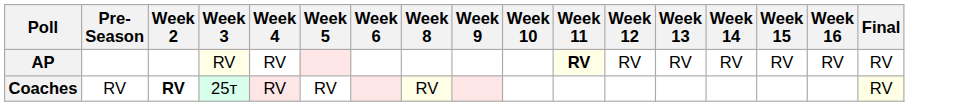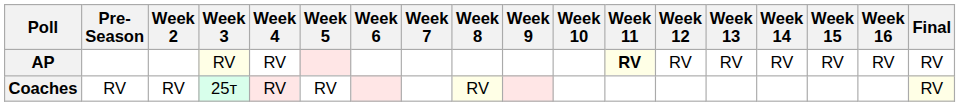+ column: (427, 27)
(173, 89) bold -> (173, 89) normal
